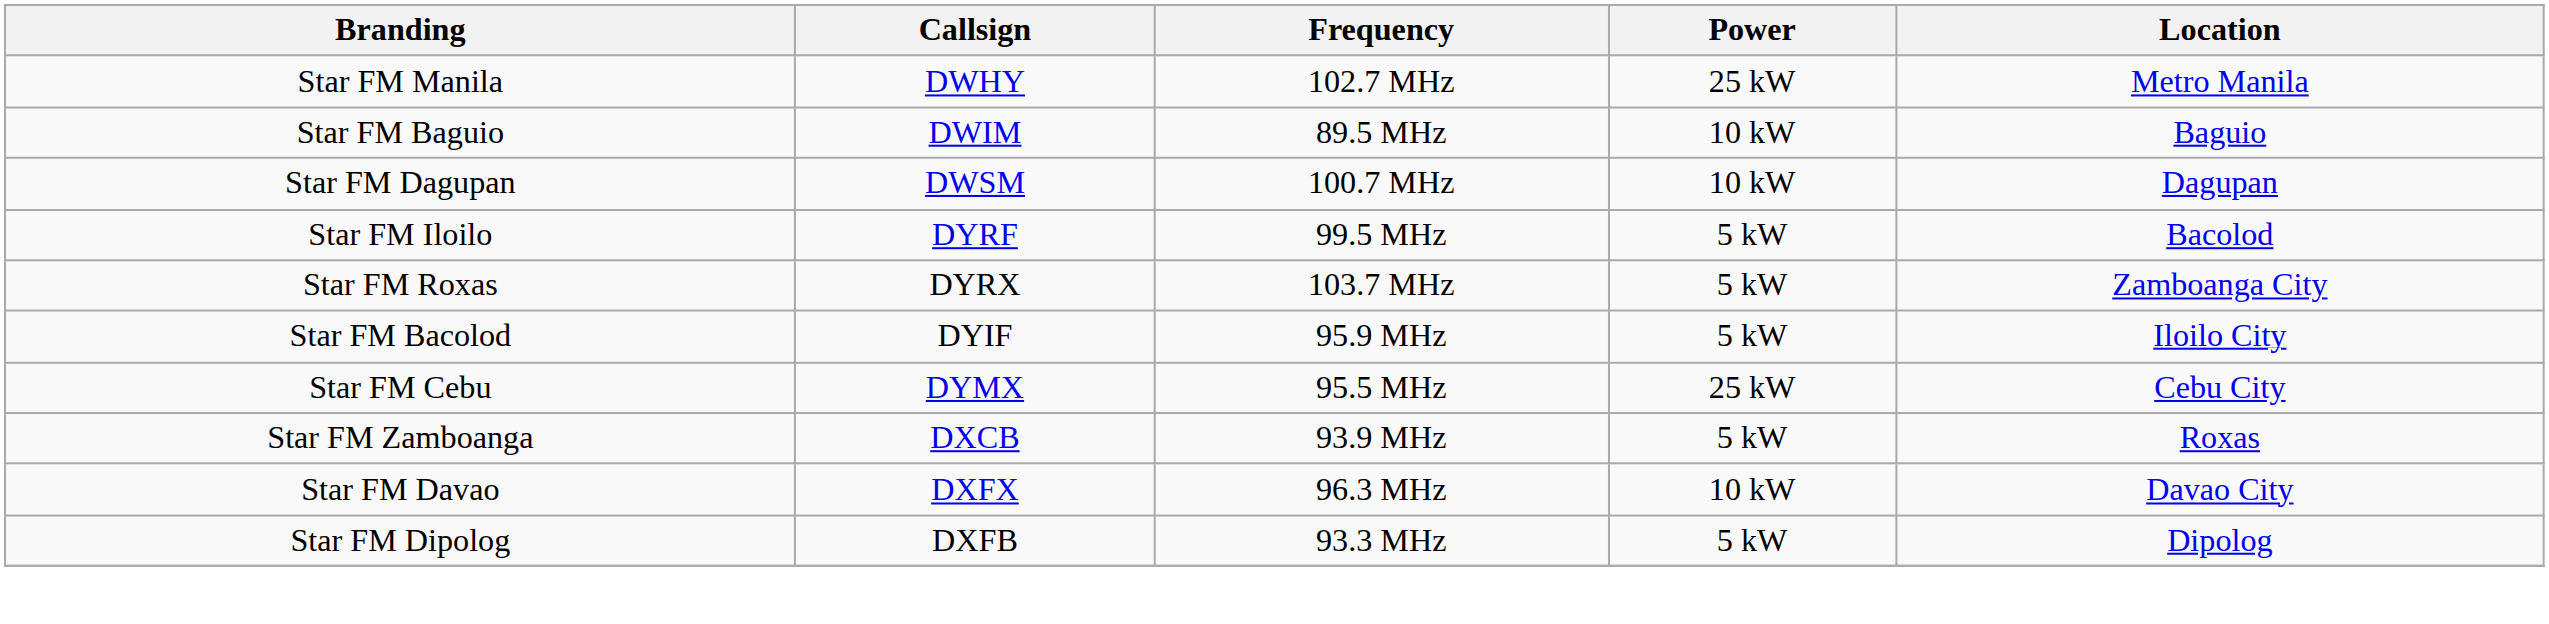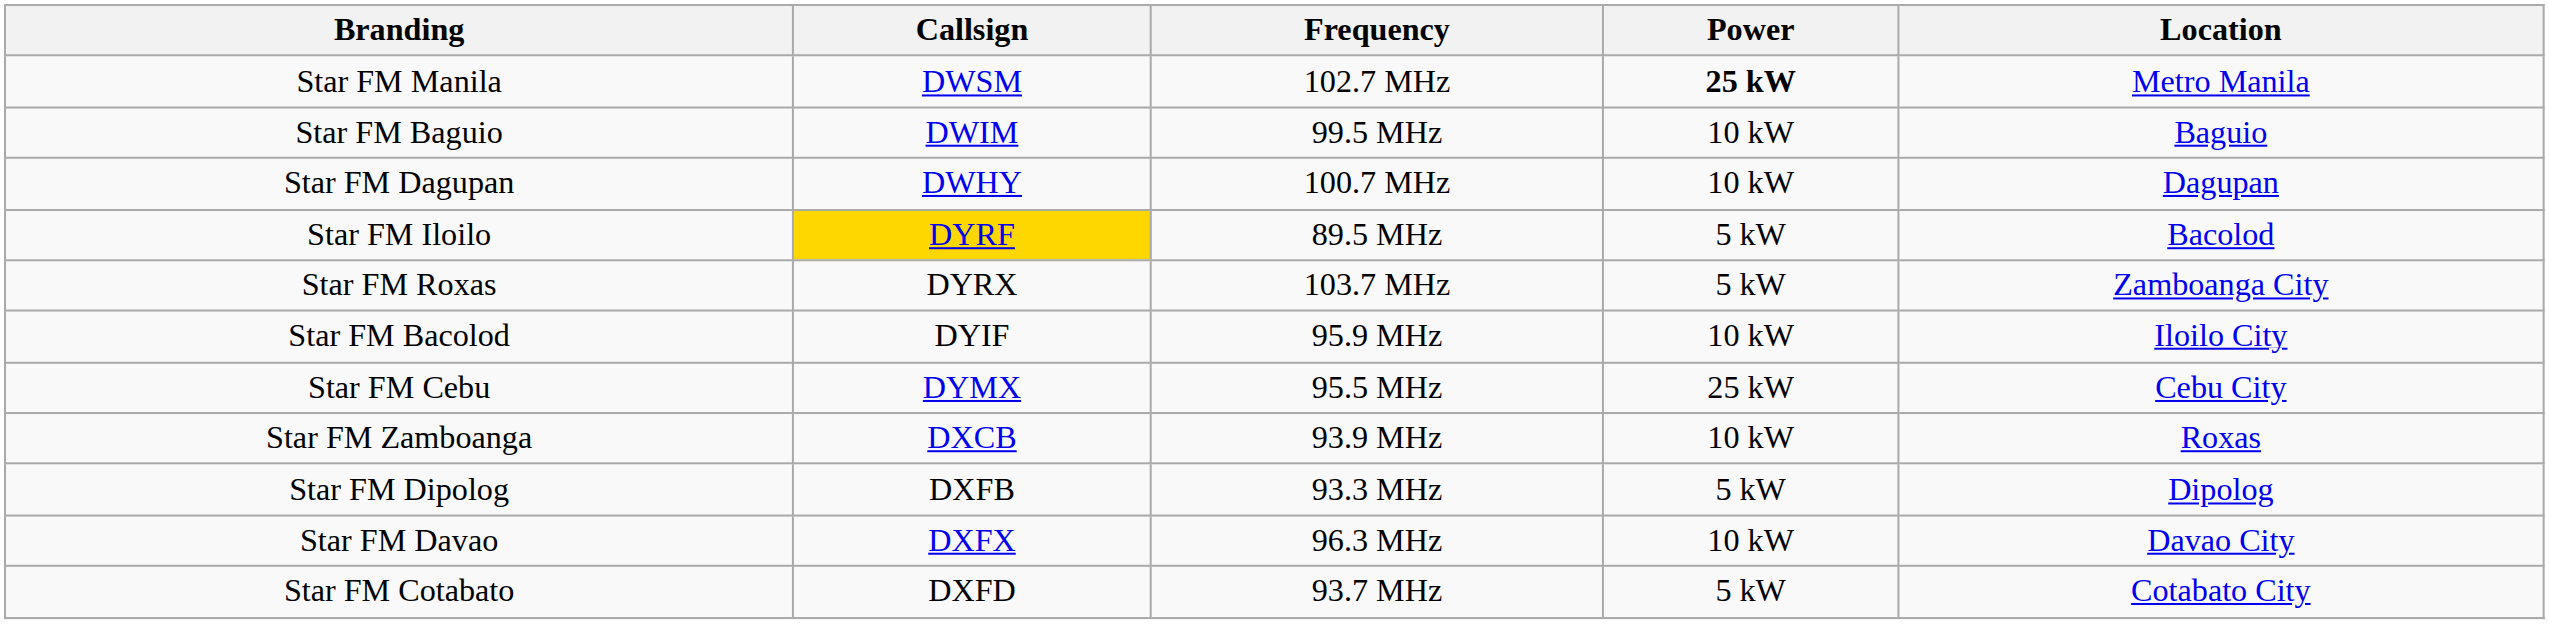(975, 81) DWHY -> (972, 81) DWSM
(1752, 81) normal -> (1751, 81) bold
(1381, 132) 89.5 MHz -> (1377, 132) 99.5 MHz
(975, 183) DWSM -> (972, 183) DWHY
(975, 234) no background -> (972, 234) gold background
(1381, 234) 99.5 MHz -> (1377, 234) 89.5 MHz
(1752, 336) 5 kW -> (1751, 336) 10 kW
(1752, 438) 5 kW -> (1751, 438) 10 kW
rows swapped: (400, 540) <-> (400, 489)
+ row: (399, 591)
